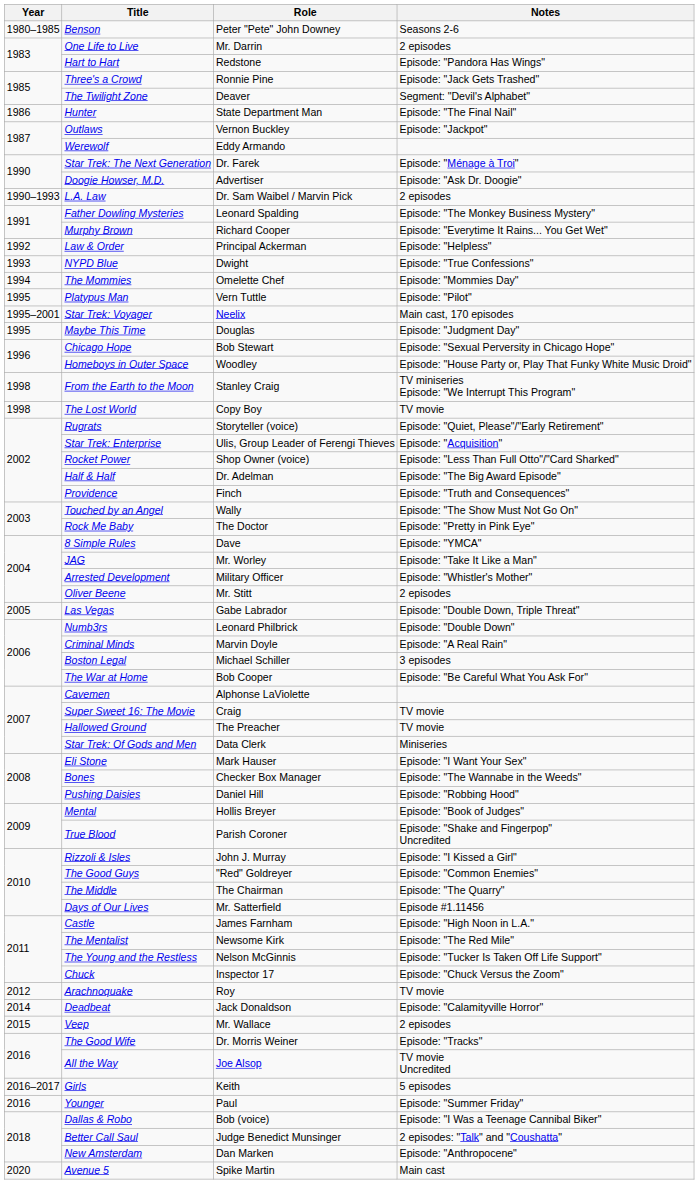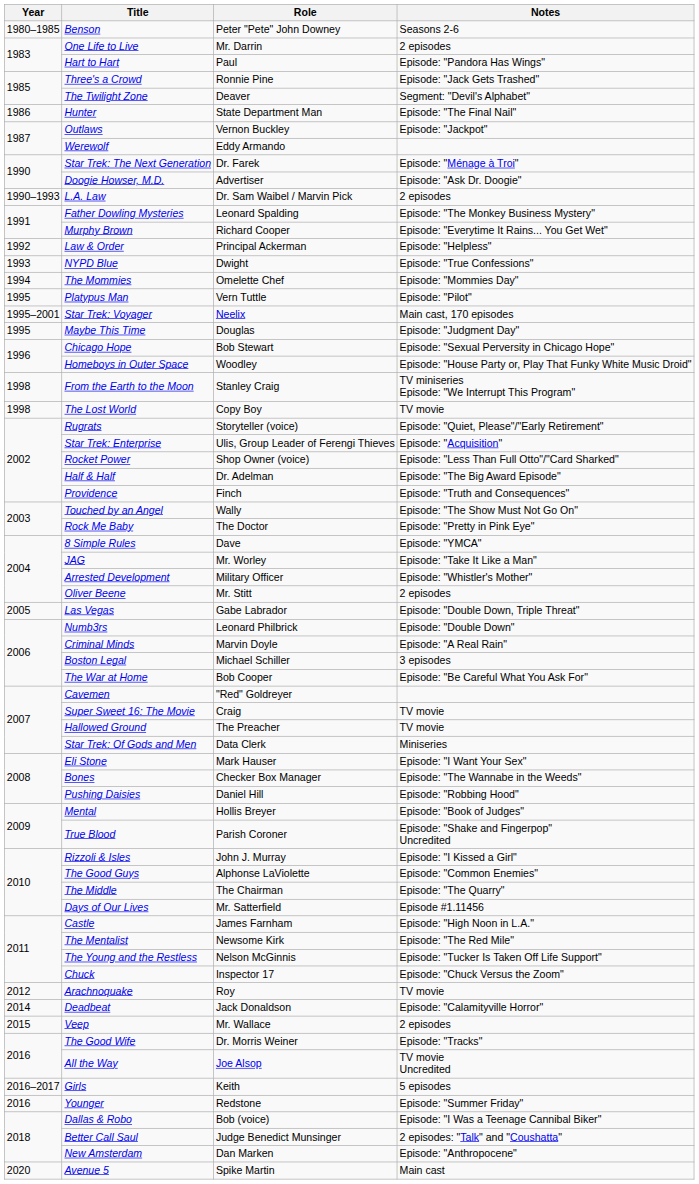(238, 63) Redstone -> (226, 63) Paul
(263, 694) Alphonse LaViolette -> (254, 694) "Red" Goldreyer
(254, 874) "Red" Goldreyer -> (263, 874) Alphonse LaViolette
(226, 1103) Paul -> (238, 1103) Redstone
